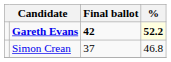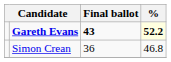(89, 31) 42 -> (89, 31) 43
(89, 48) 37 -> (89, 48) 36
